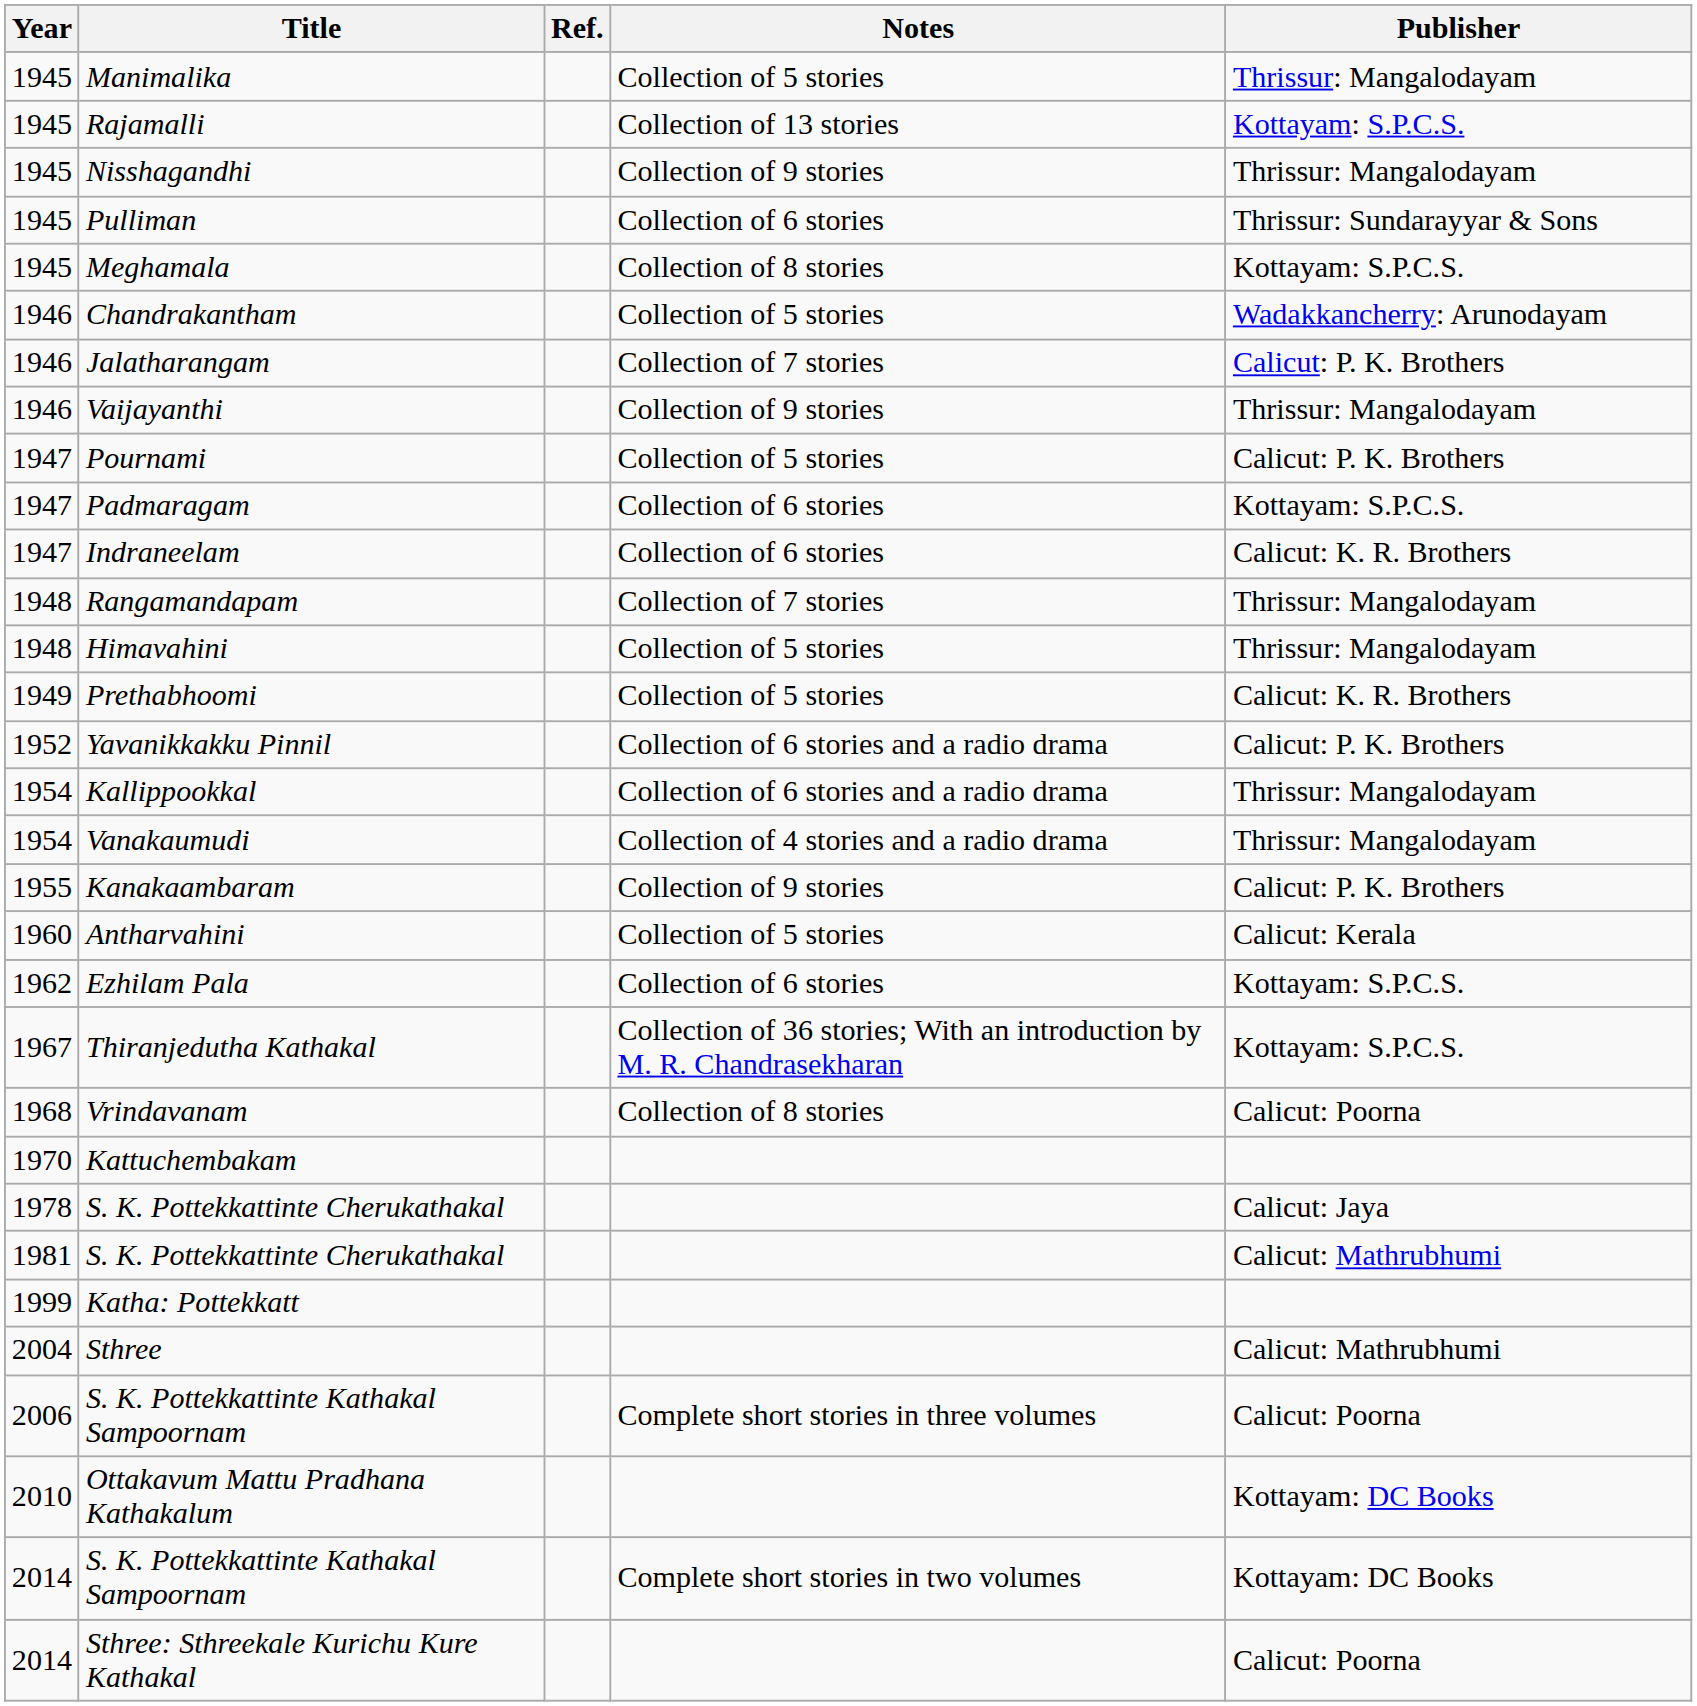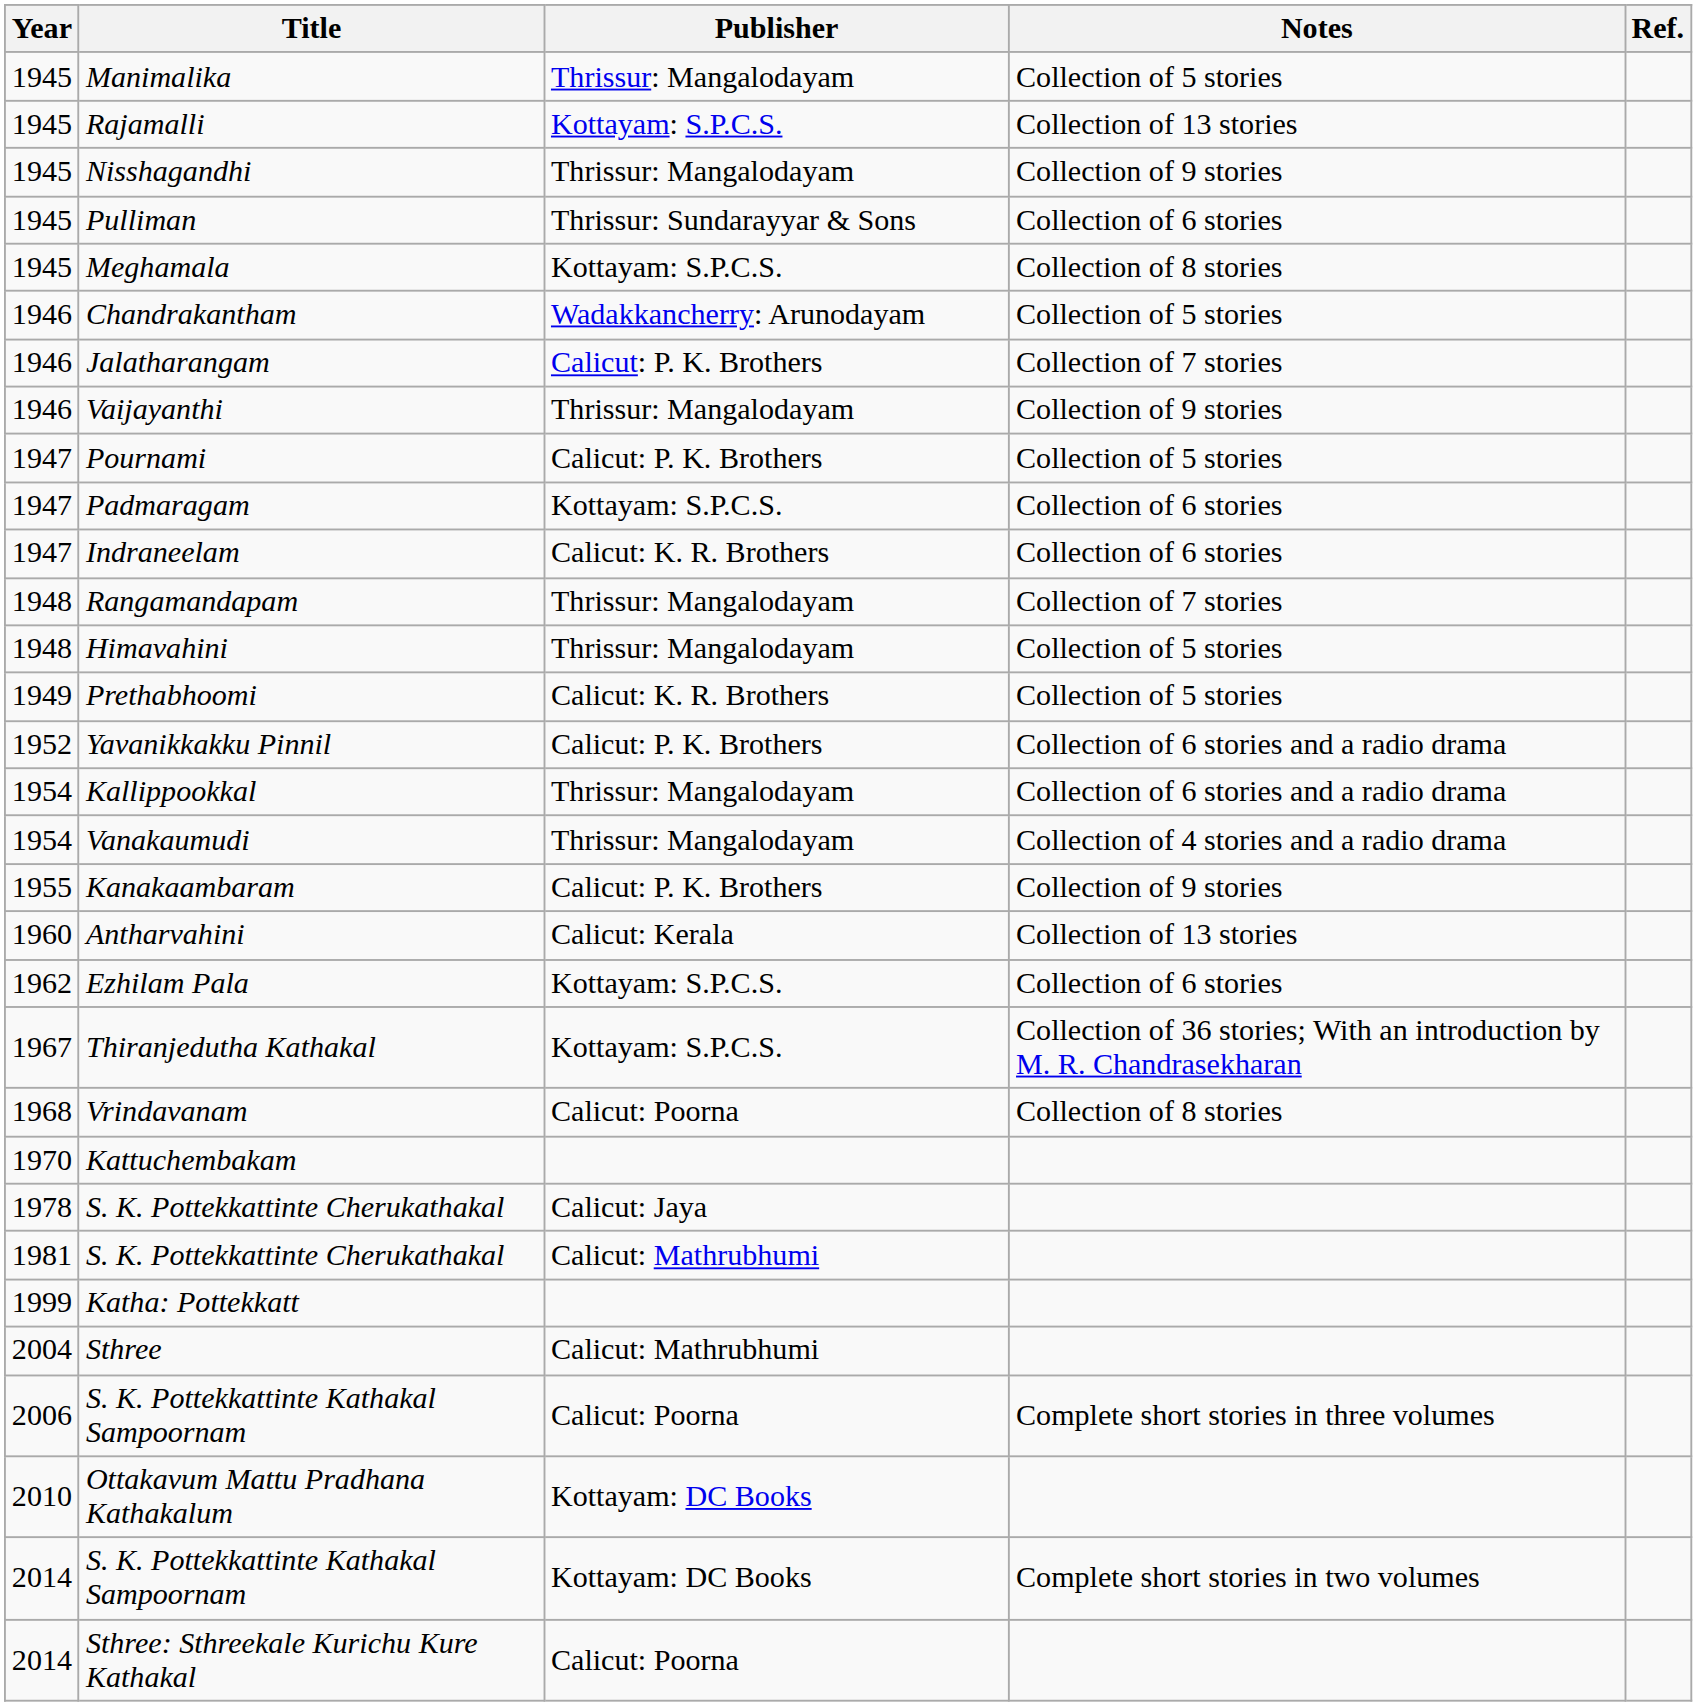columns swapped: (1458, 28) <-> (577, 28)
(751, 934) Collection of 5 stories -> (1157, 934) Collection of 13 stories
